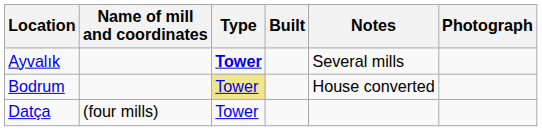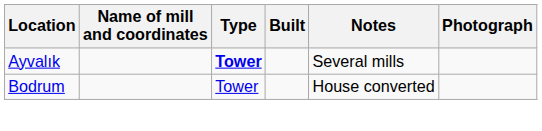(237, 86) khaki background -> (237, 86) no background
- row: (29, 112)
